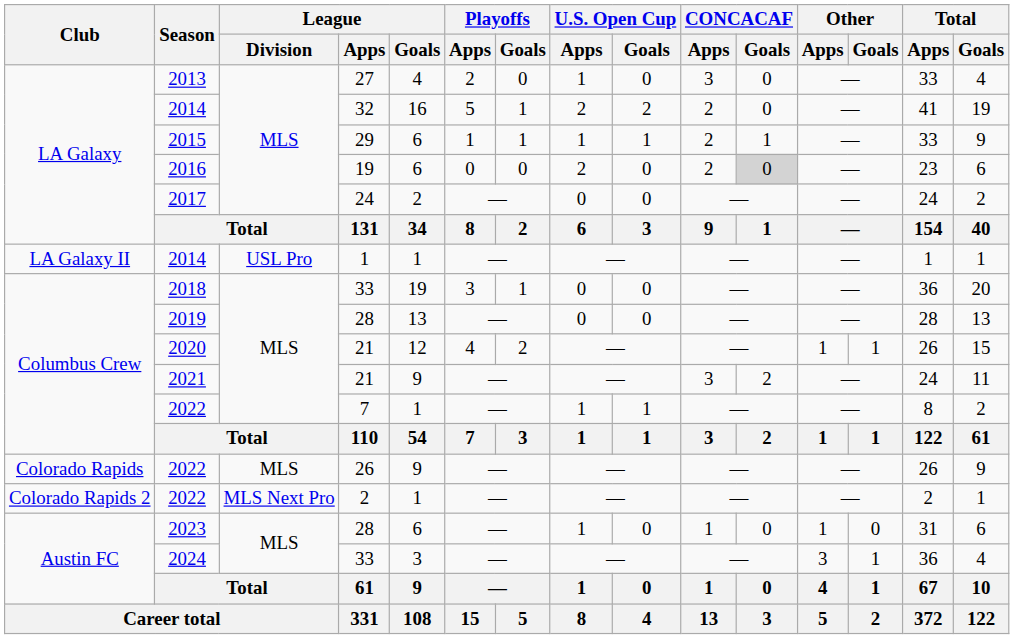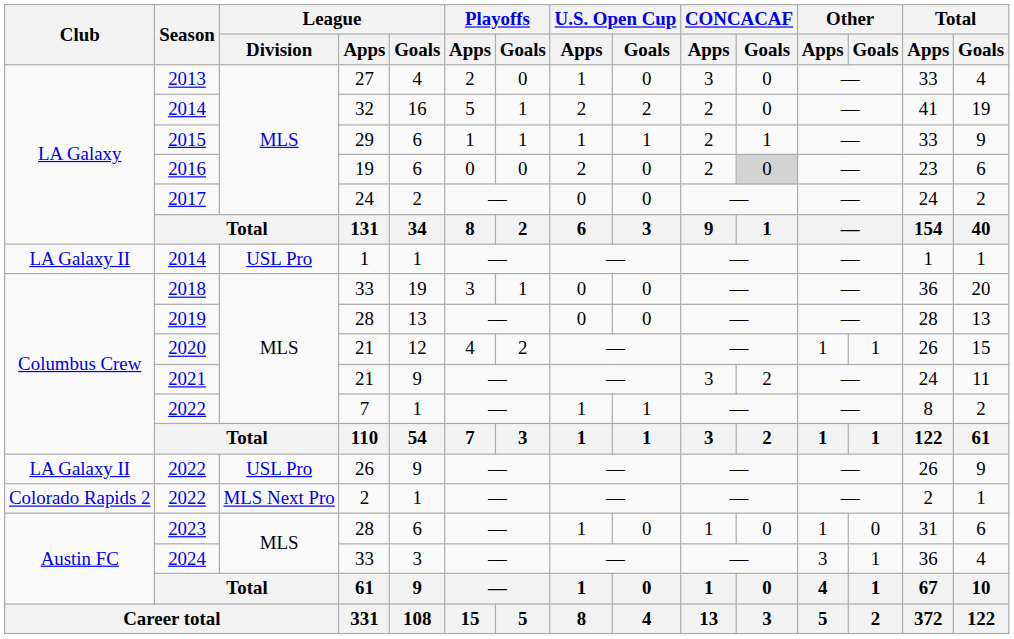(80, 468) Colorado Rapids -> (80, 468) LA Galaxy II
(279, 468) MLS -> (279, 468) USL Pro
